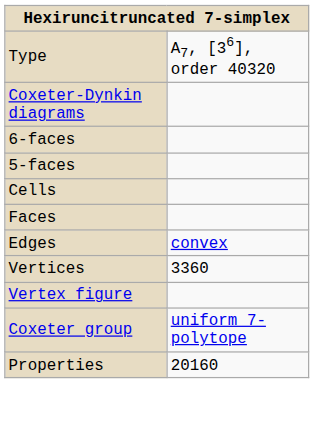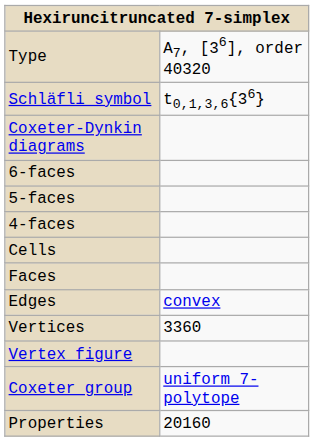+ row: (80, 99)
+ row: (42, 225)
